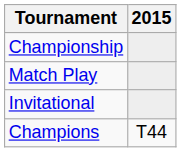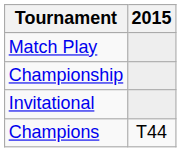rows swapped: (66, 47) <-> (53, 75)
